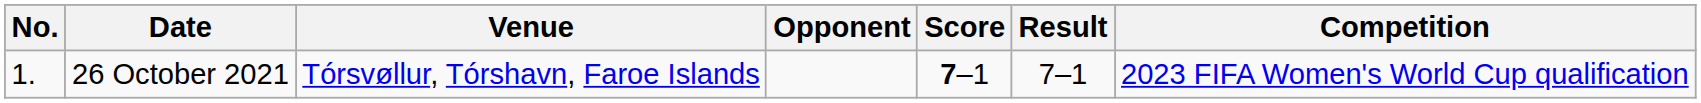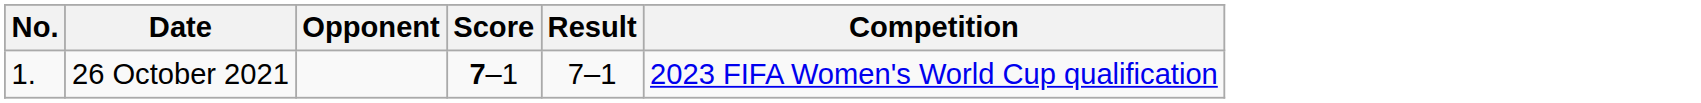- column: (531, 27)
